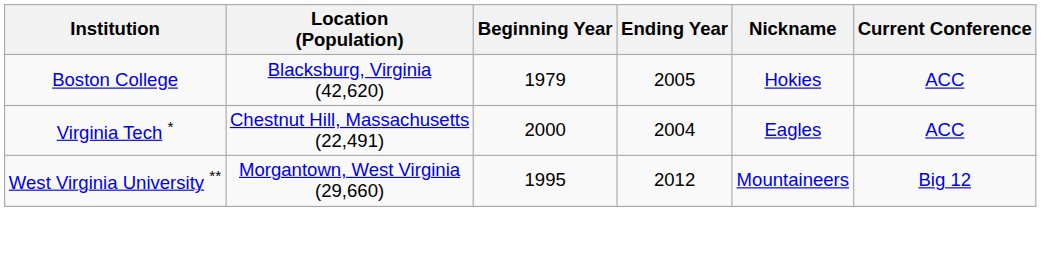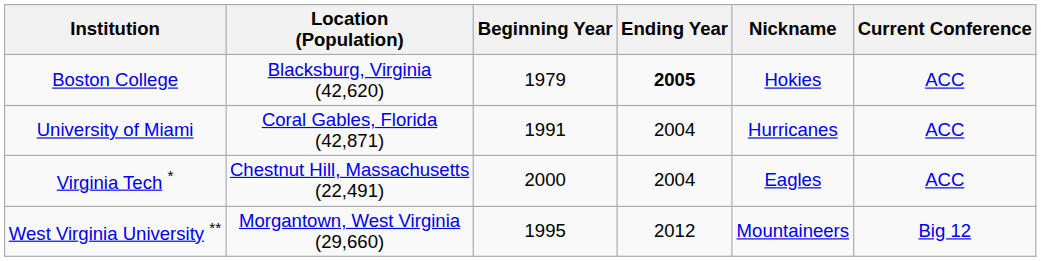(675, 79) normal -> (675, 79) bold
+ row: (115, 130)
